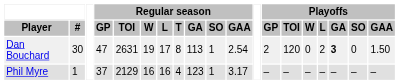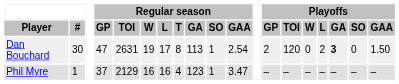(238, 72) 3.17 -> (238, 72) 3.47
